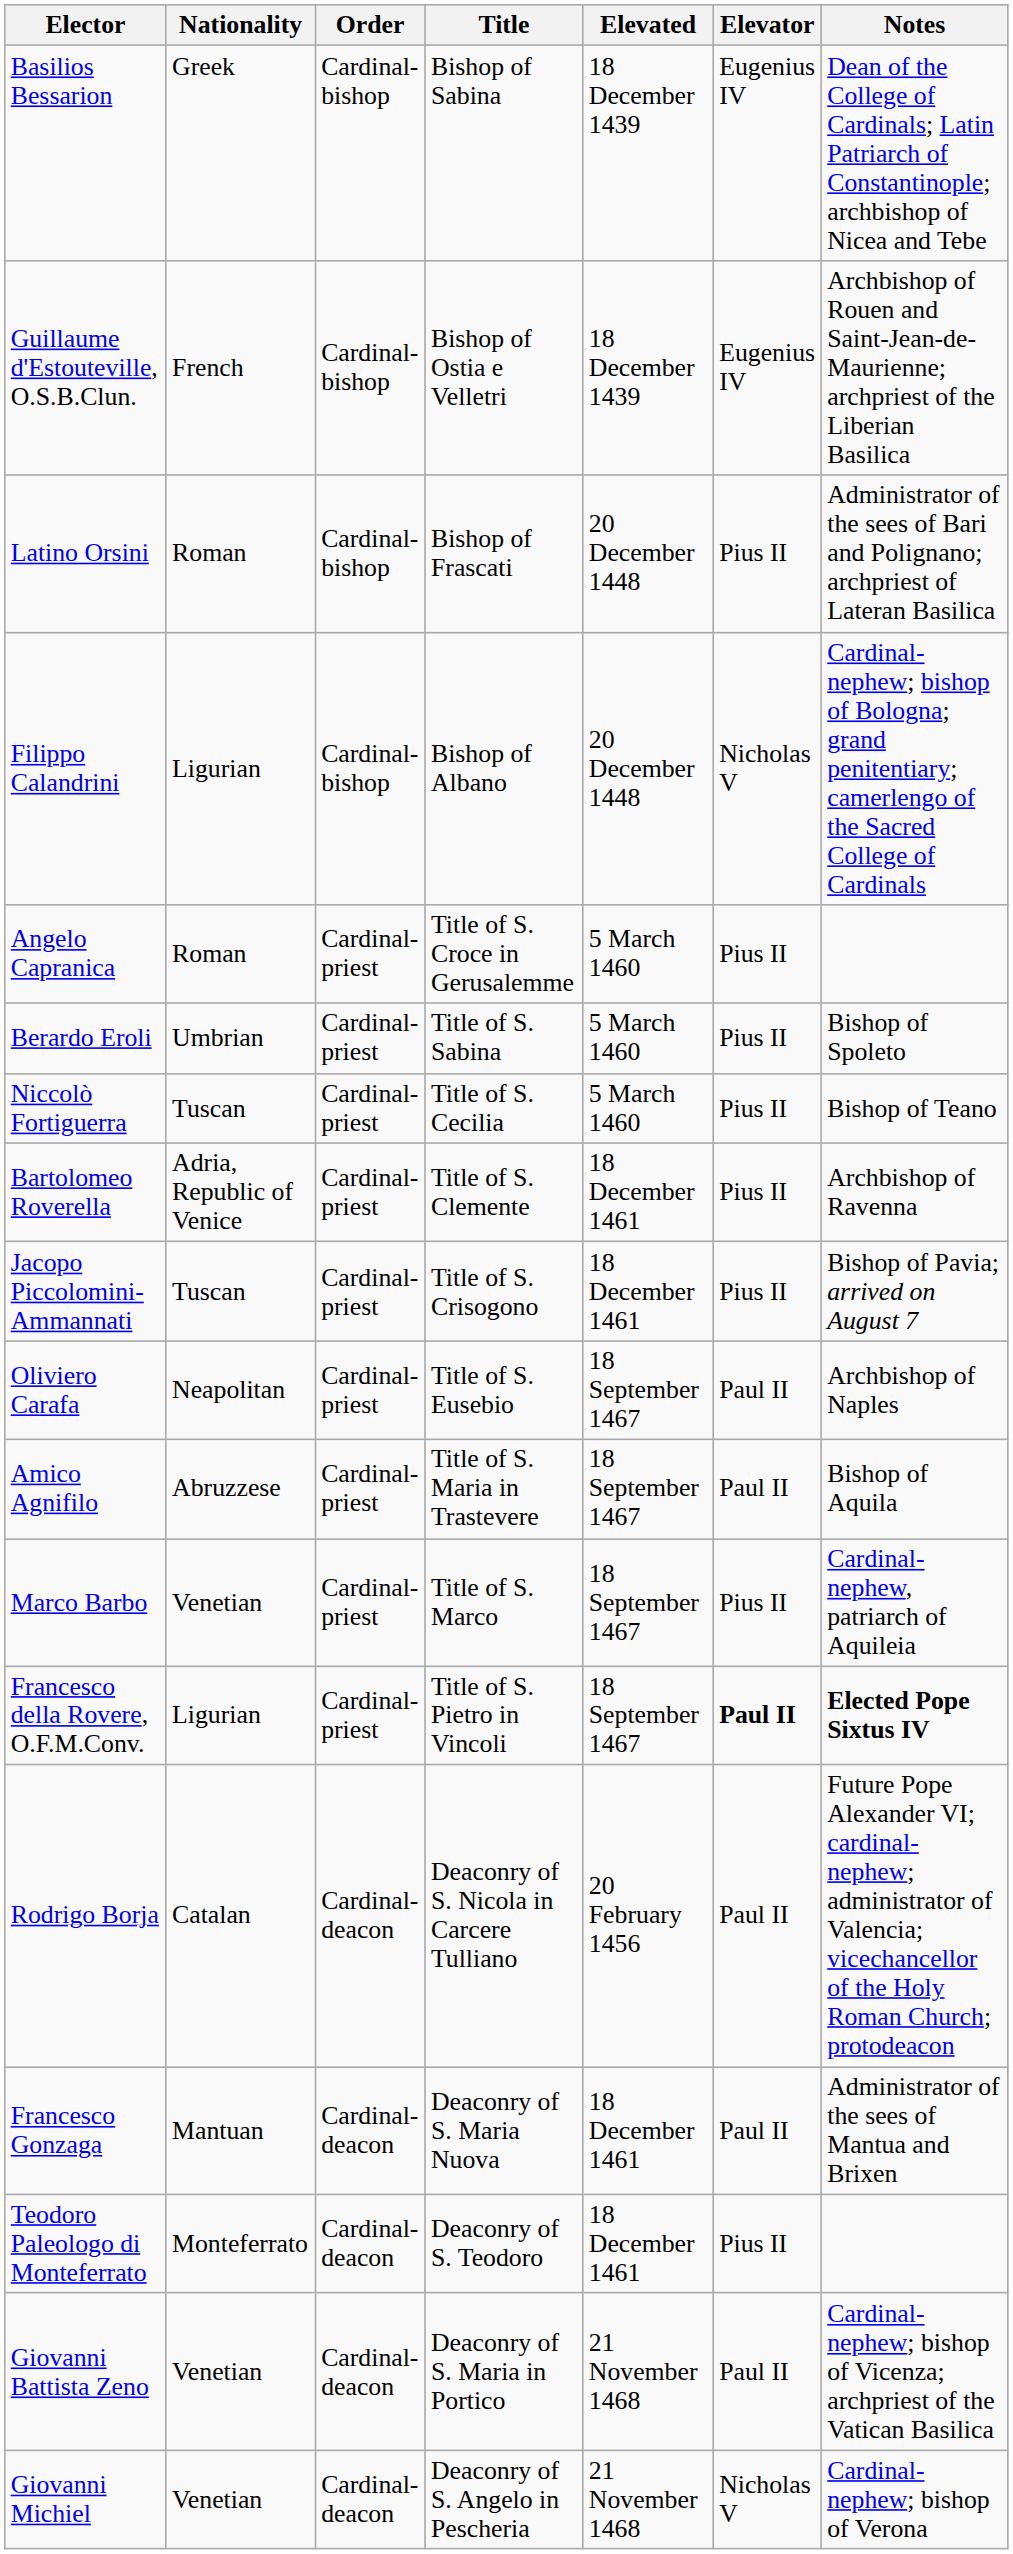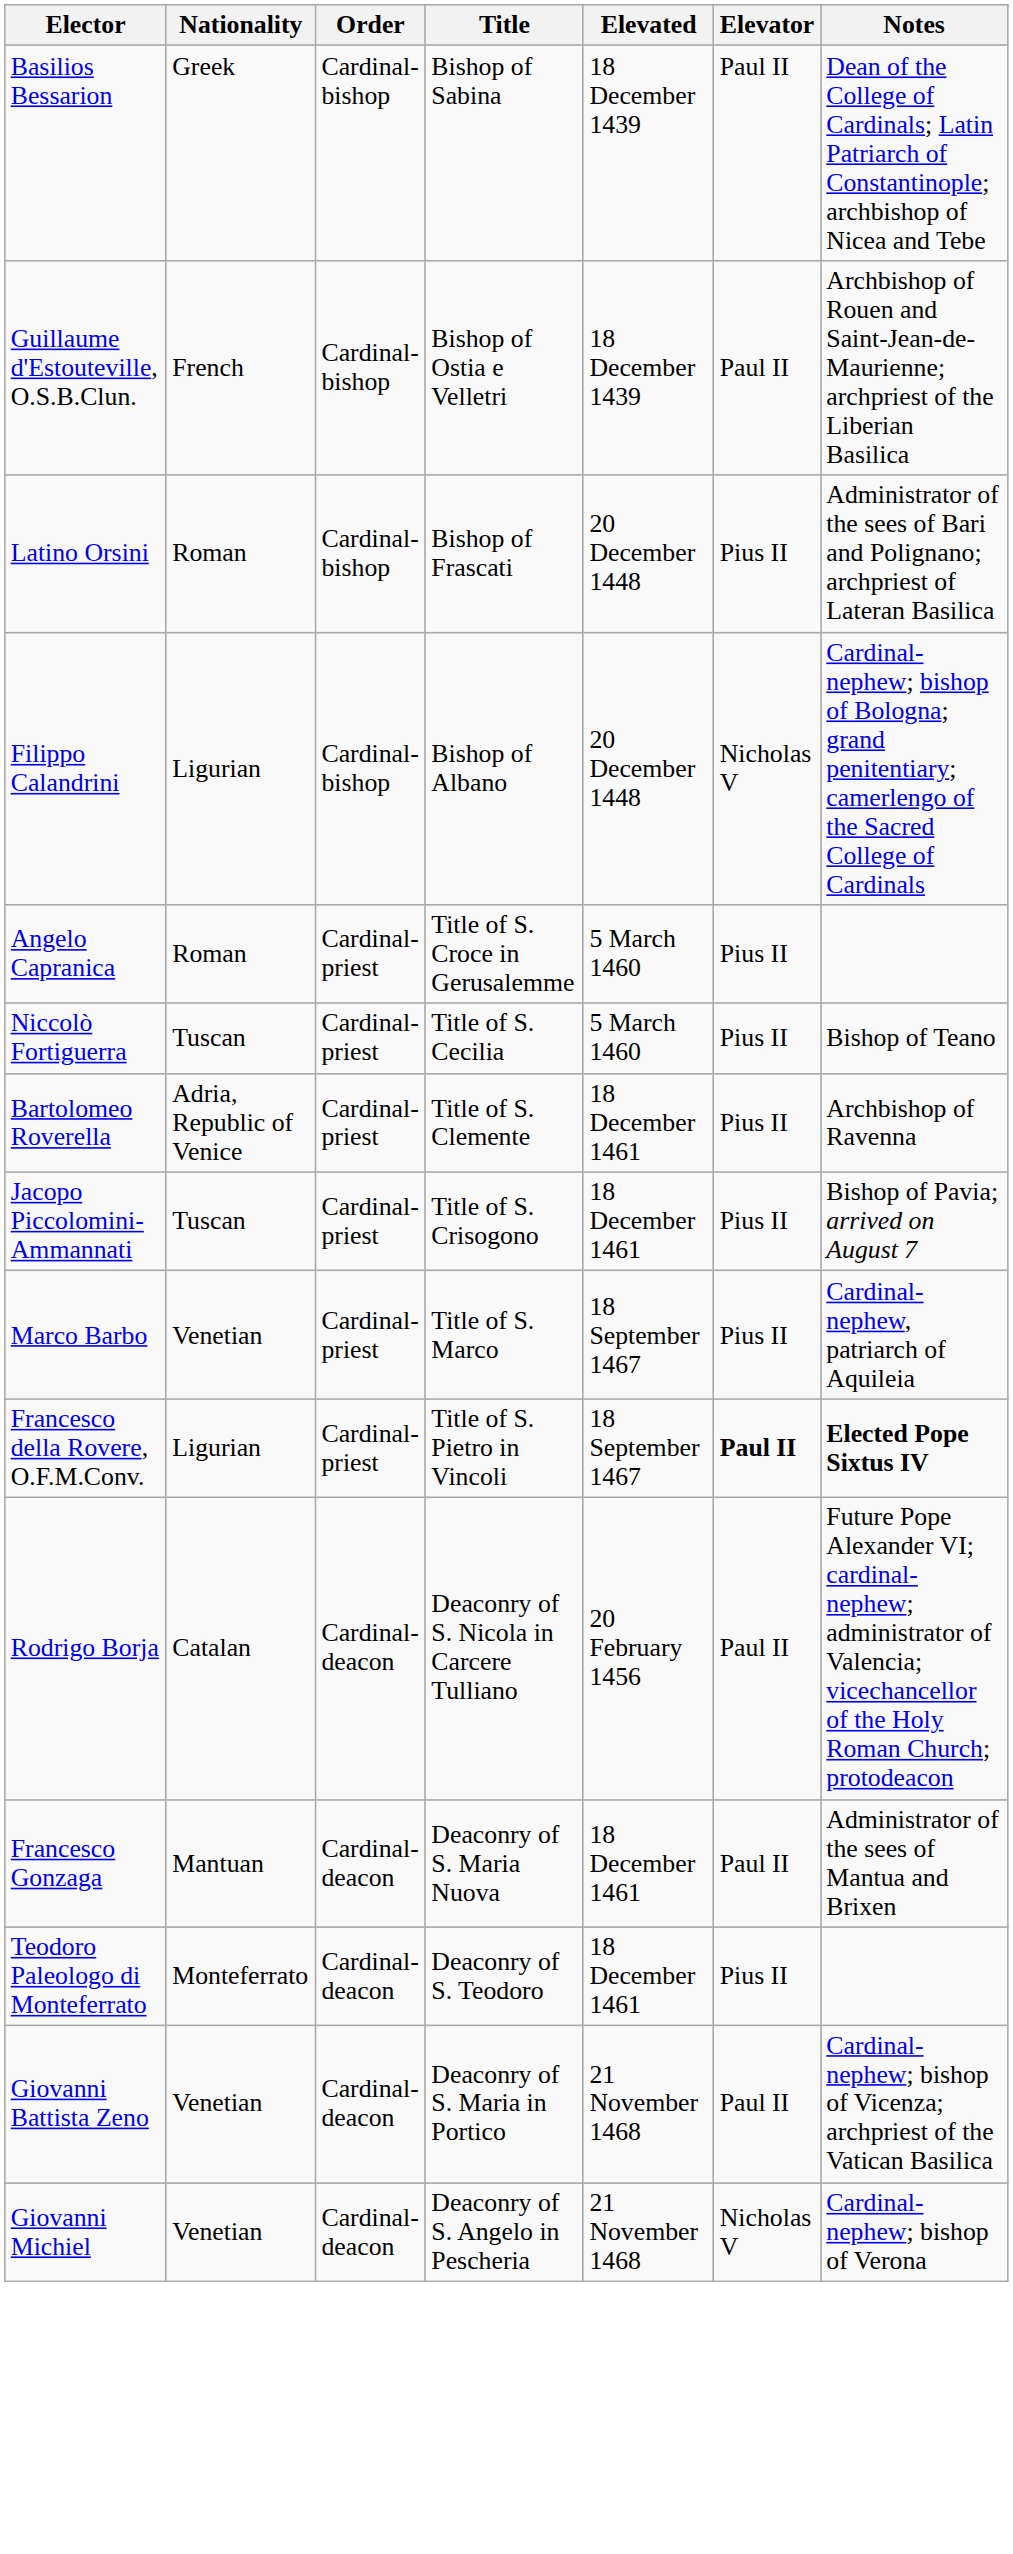(767, 80) Eugenius IV -> (754, 65) Paul II
(767, 367) Eugenius IV -> (754, 367) Paul II
- row: (81, 1038)
- row: (54, 1389)
- row: (54, 1488)
